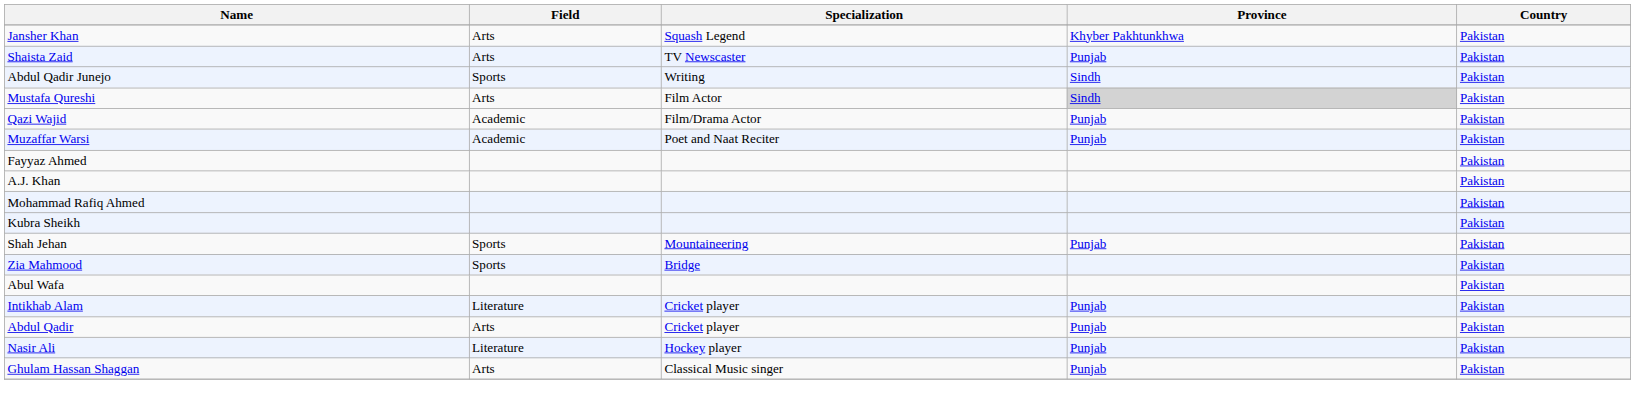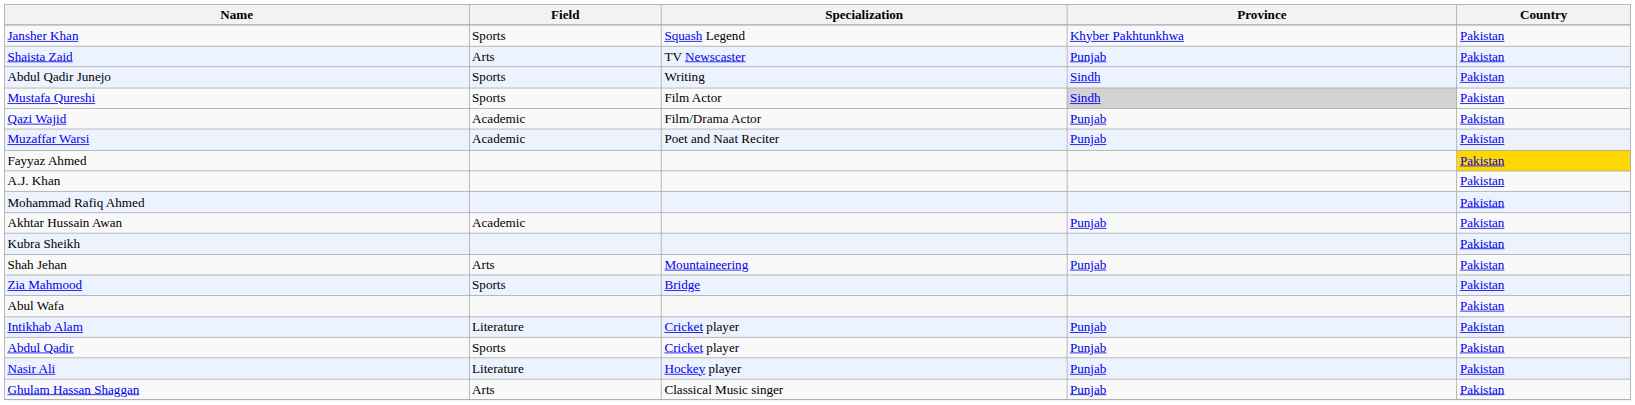(483, 35) Arts -> (489, 35) Sports
(483, 98) Arts -> (489, 98) Sports
(1482, 160) no background -> (1482, 160) gold background
+ row: (65, 222)
(489, 243) Sports -> (483, 264) Arts
(483, 327) Arts -> (489, 347) Sports
